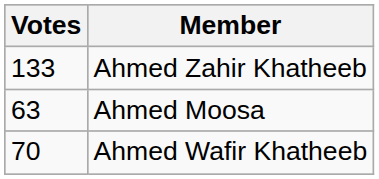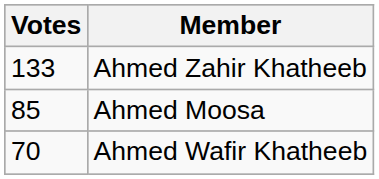(26, 109) 63 -> (26, 109) 85
